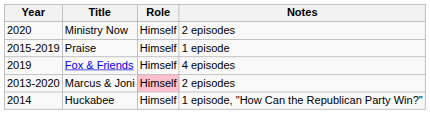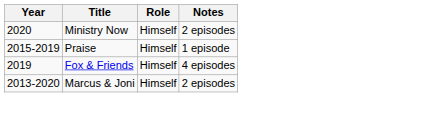(158, 83) pink background -> (158, 83) no background
- row: (90, 100)
